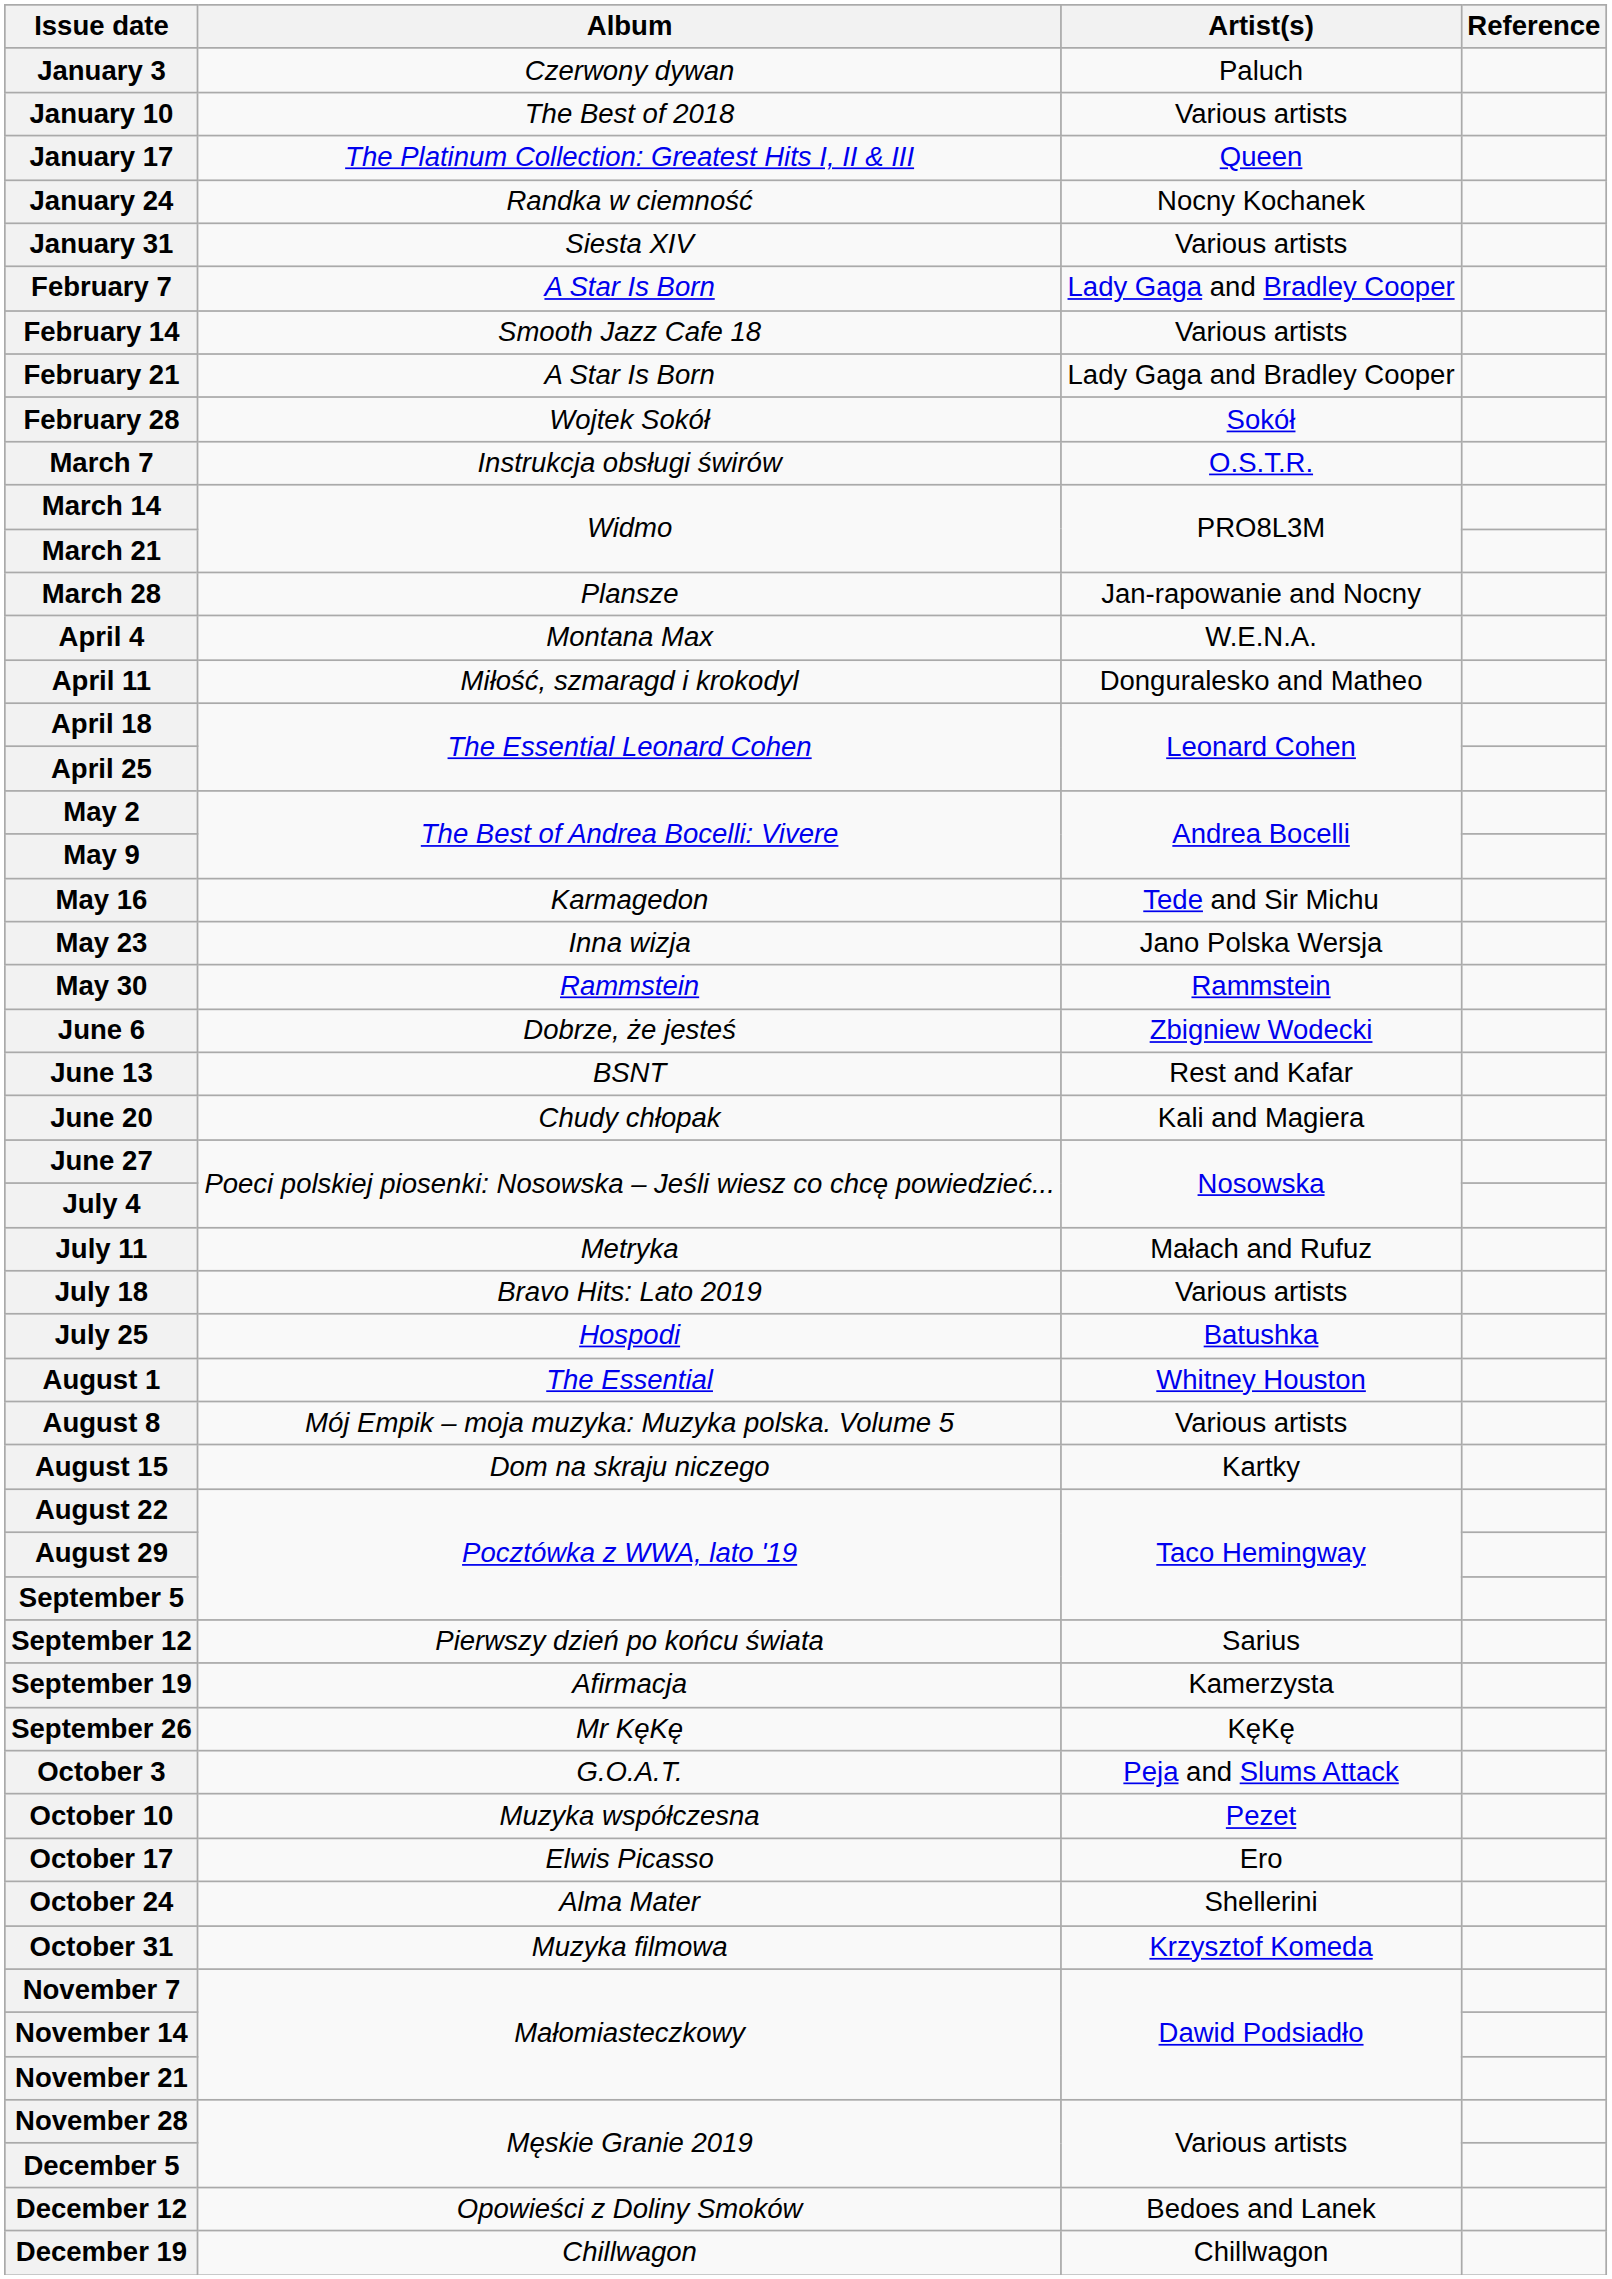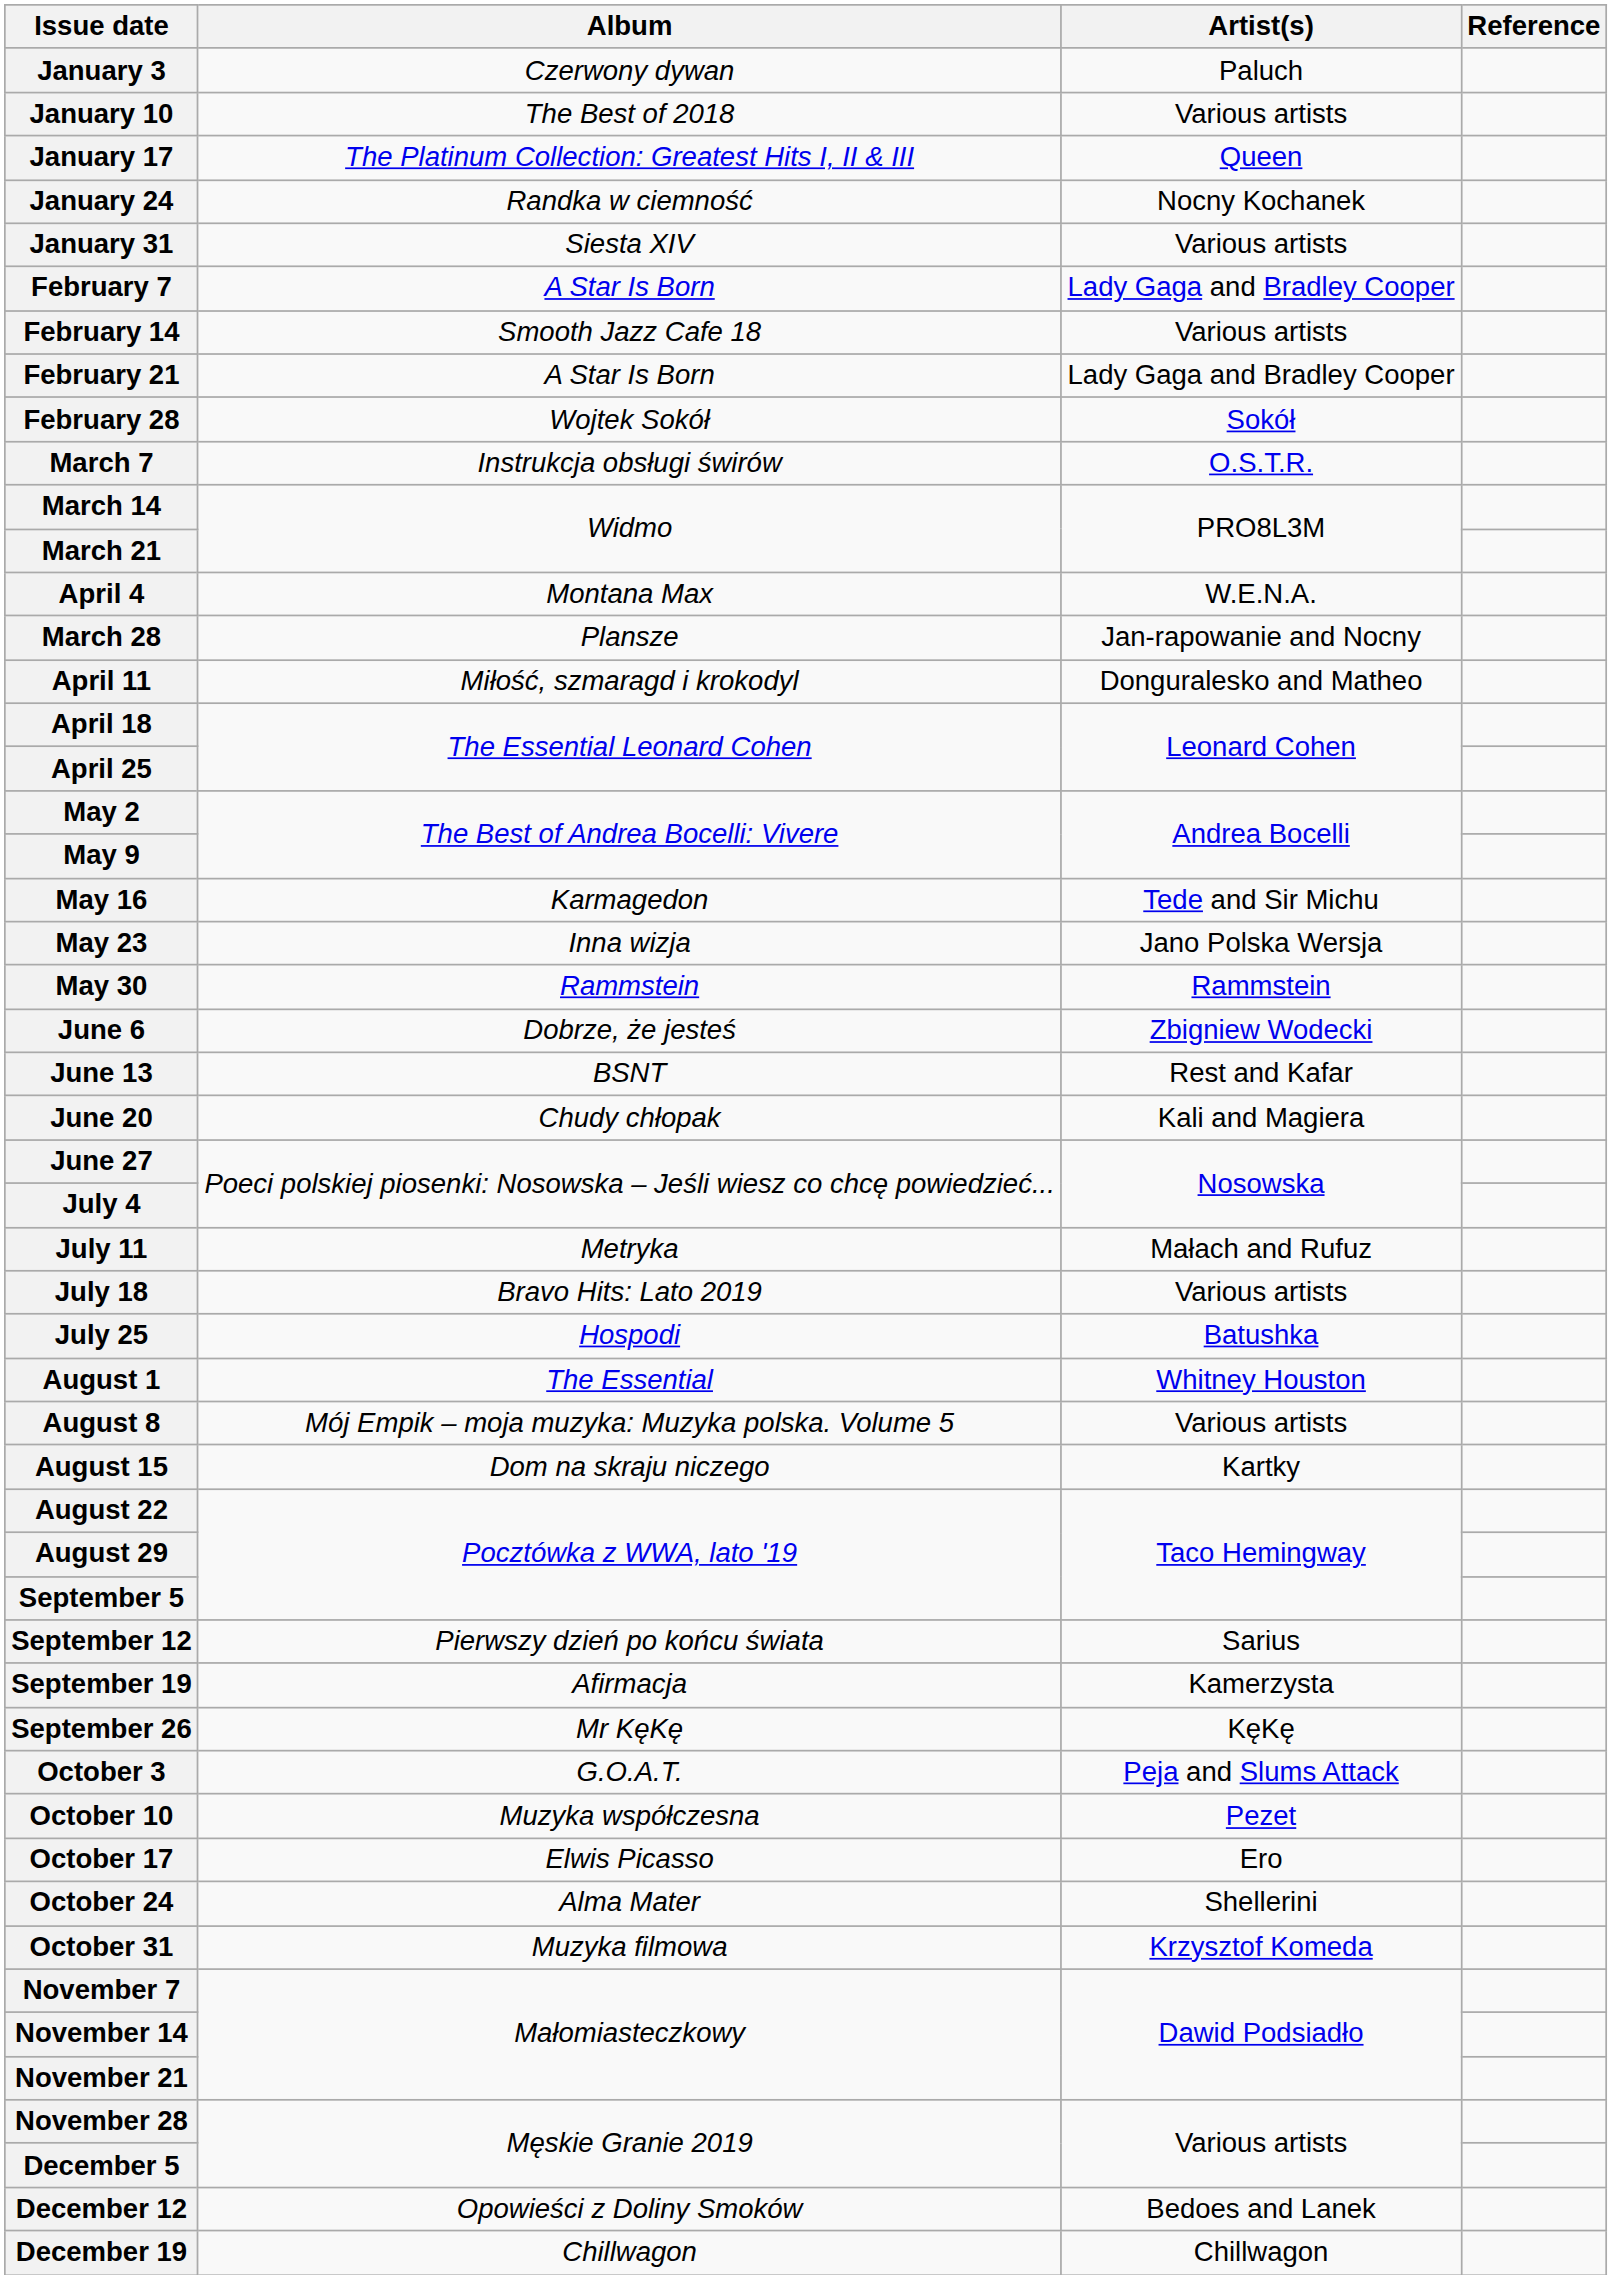rows swapped: (101, 593) <-> (101, 637)
